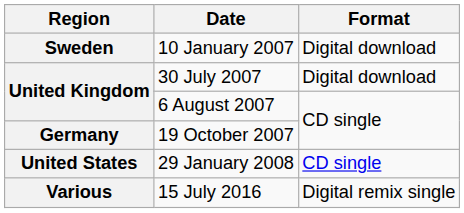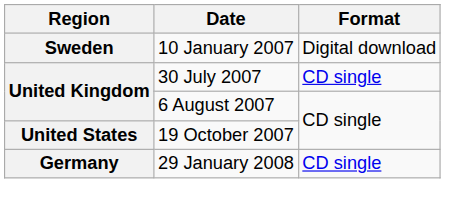(369, 76) Digital download -> (342, 76) CD single
(79, 134) Germany -> (79, 134) United States
(79, 163) United States -> (79, 163) Germany
- row: (210, 192)
